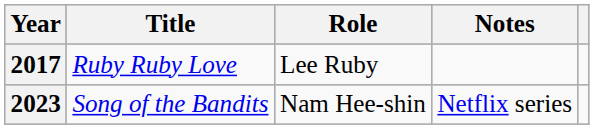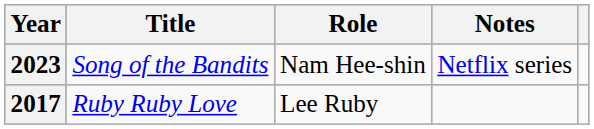rows swapped: (36, 64) <-> (36, 104)
